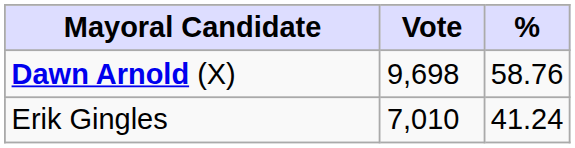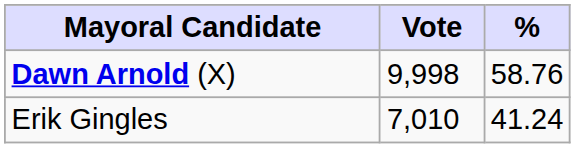(423, 73) 9,698 -> (423, 73) 9,998
